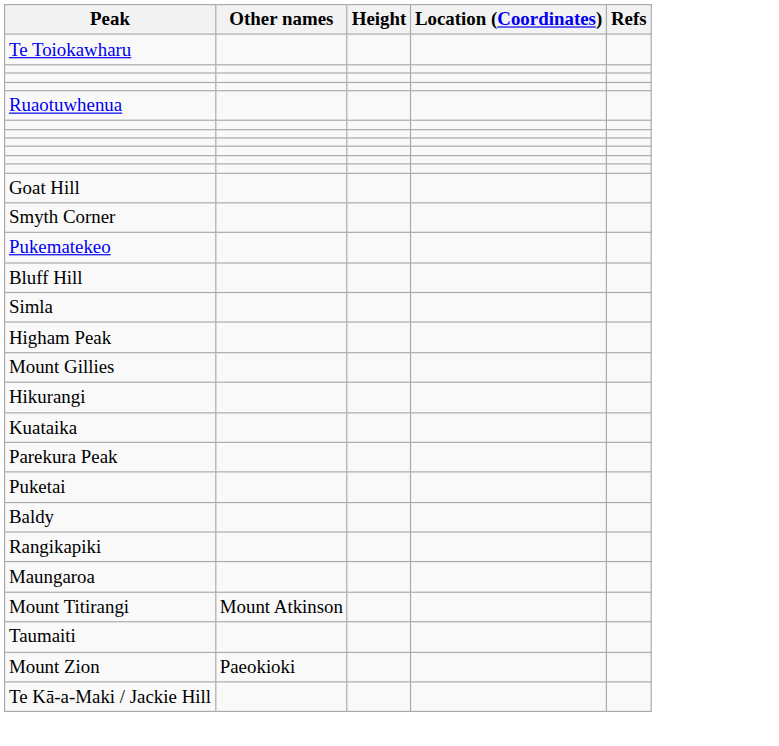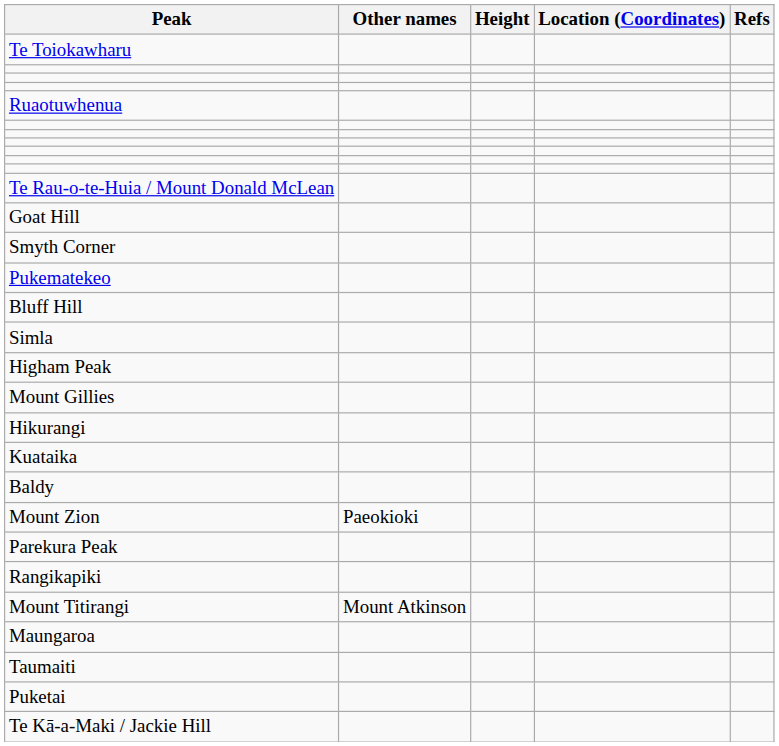+ row: (172, 187)
rows swapped: (63, 457) <-> (31, 516)
rows swapped: (54, 666) <-> (37, 487)
rows swapped: (52, 576) <-> (69, 606)
